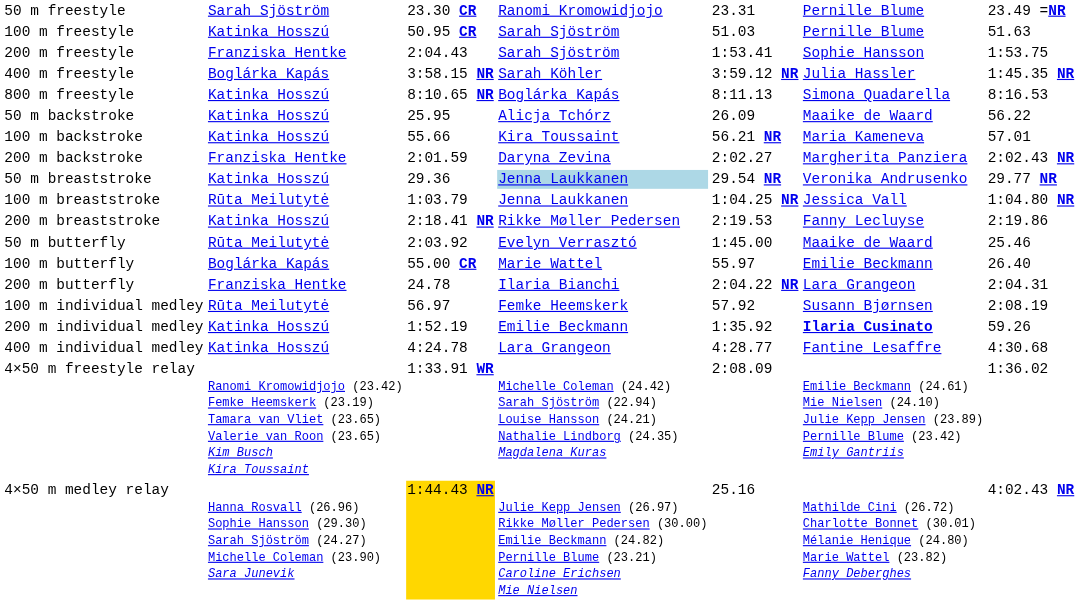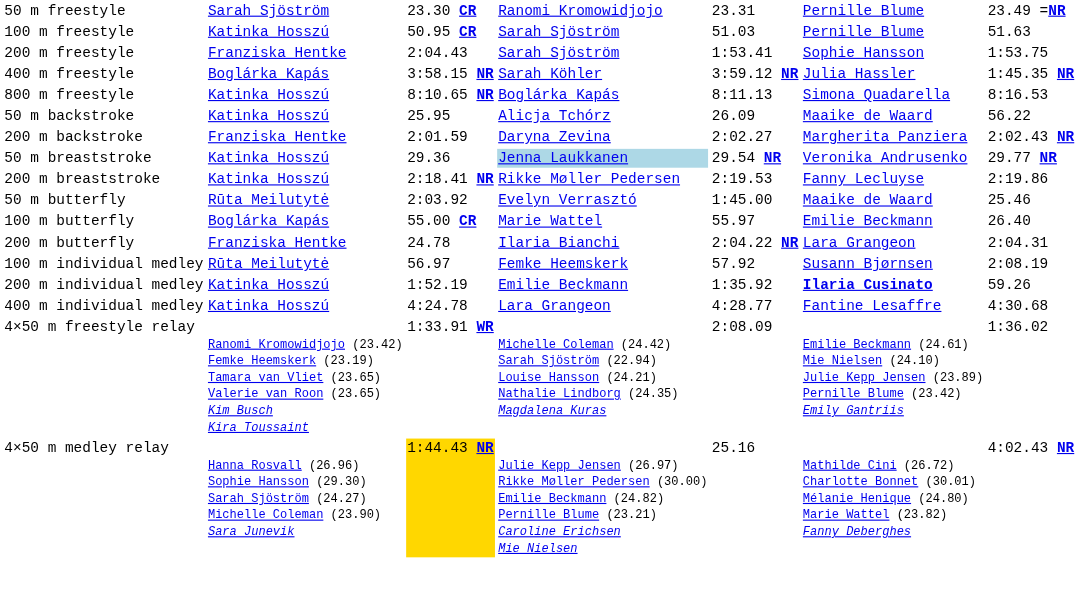- row: (74, 137)
- row: (82, 200)
